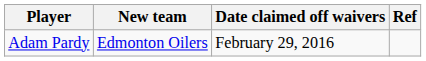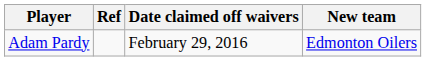columns swapped: (152, 17) <-> (405, 17)
